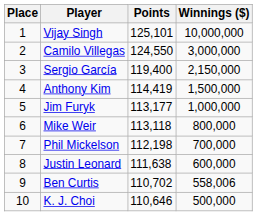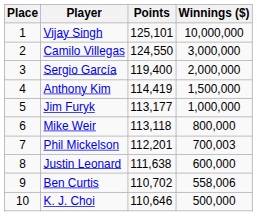(214, 70) 2,150,000 -> (214, 70) 2,000,000
(151, 145) 112,198 -> (151, 145) 112,201
(214, 145) 700,000 -> (214, 145) 700,003
